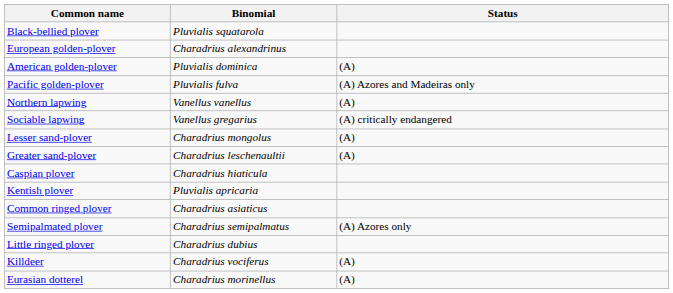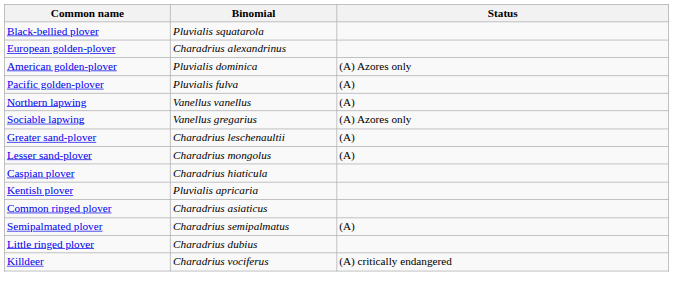(347, 66) (A) -> (375, 66) (A) Azores only
(407, 84) (A) Azores and Madeiras only -> (347, 84) (A)
(395, 119) (A) critically endangered -> (375, 119) (A) Azores only
rows swapped: (49, 137) <-> (52, 155)
(375, 226) (A) Azores only -> (347, 226) (A)
(347, 262) (A) -> (395, 262) (A) critically endangered
- row: (45, 279)
